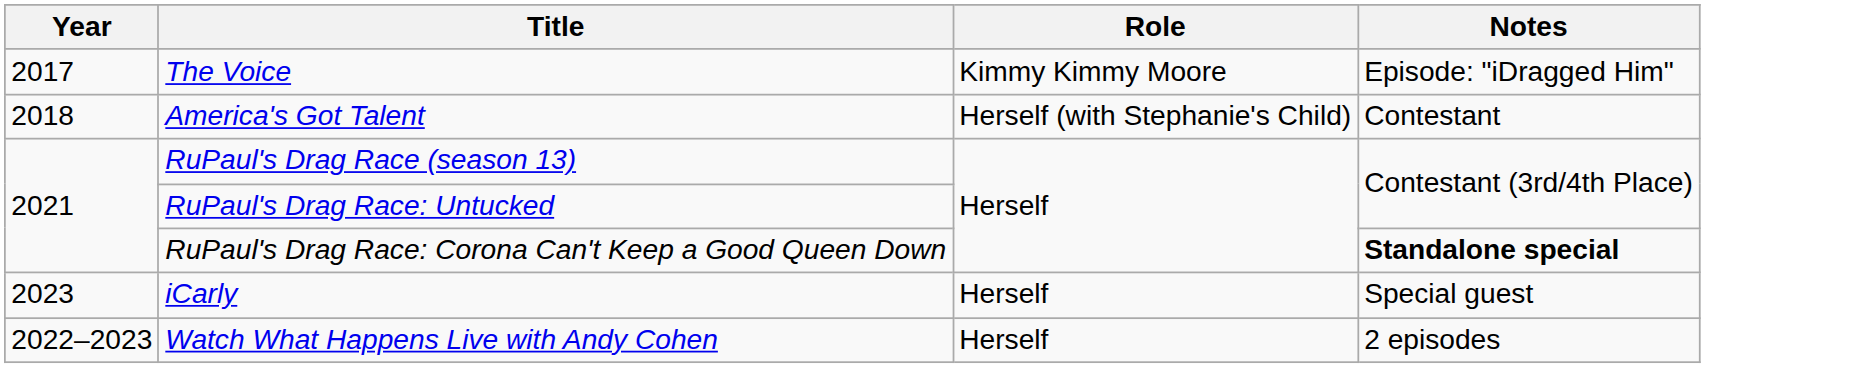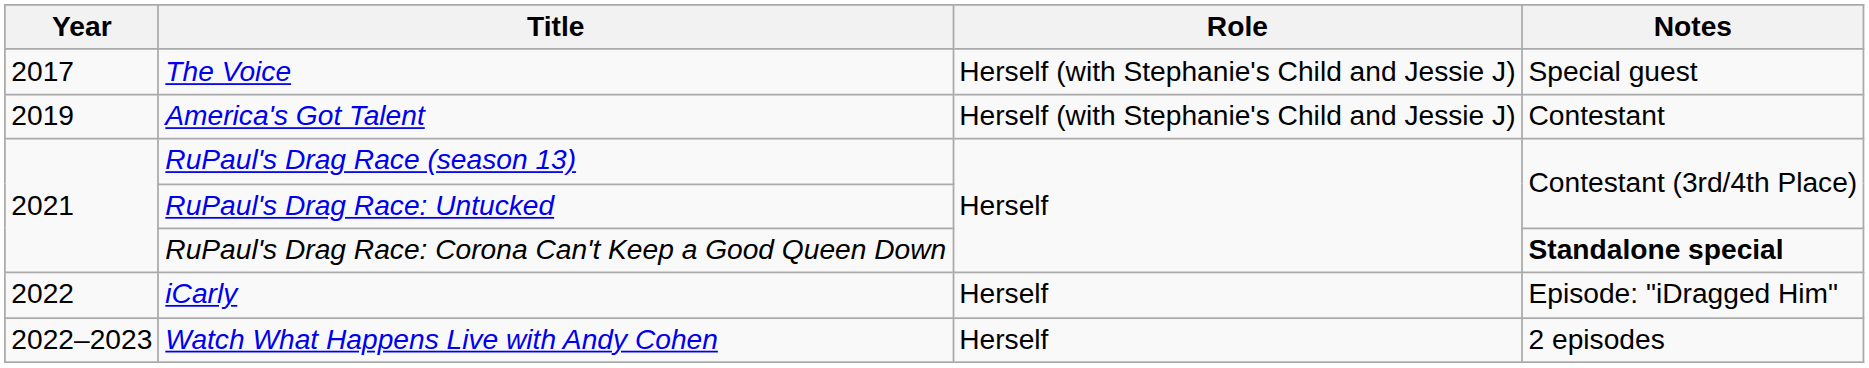(1093, 71) Kimmy Kimmy Moore -> (1237, 71) Herself (with Stephanie's Child and Jessie J)
(1519, 71) Episode: "iDragged Him" -> (1613, 71) Special guest
(43, 116) 2018 -> (43, 116) 2019
(1155, 116) Herself (with Stephanie's Child) -> (1237, 116) Herself (with Stephanie's Child and Jessie J)
(43, 294) 2023 -> (43, 294) 2022
(1449, 294) Special guest -> (1683, 294) Episode: "iDragged Him"
